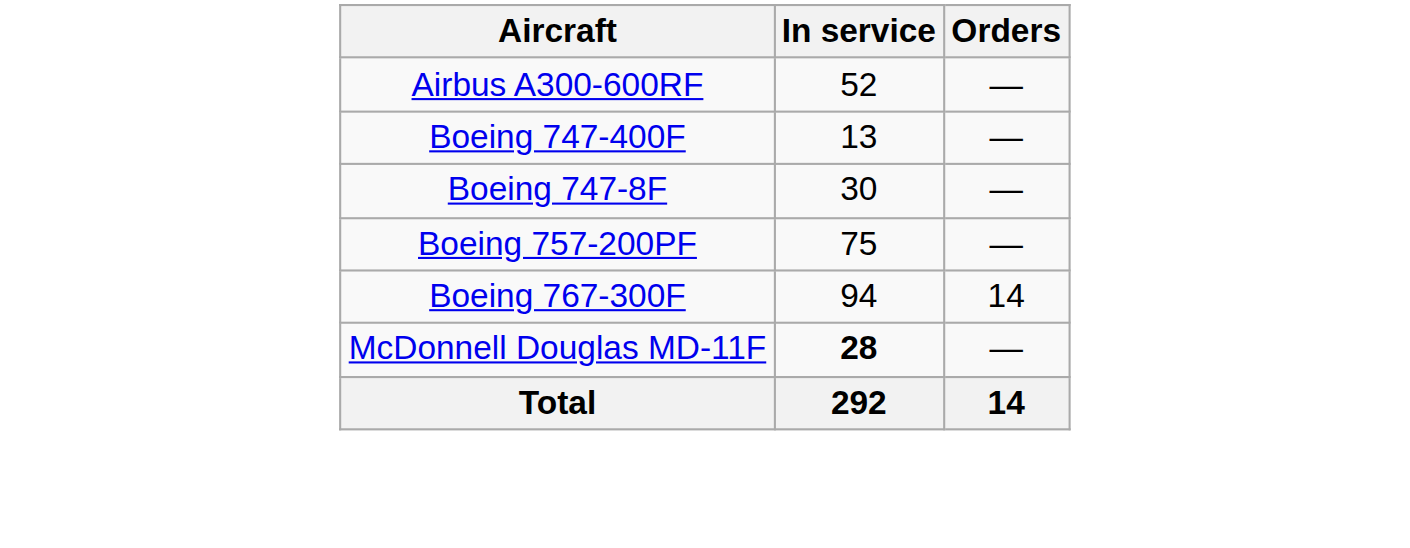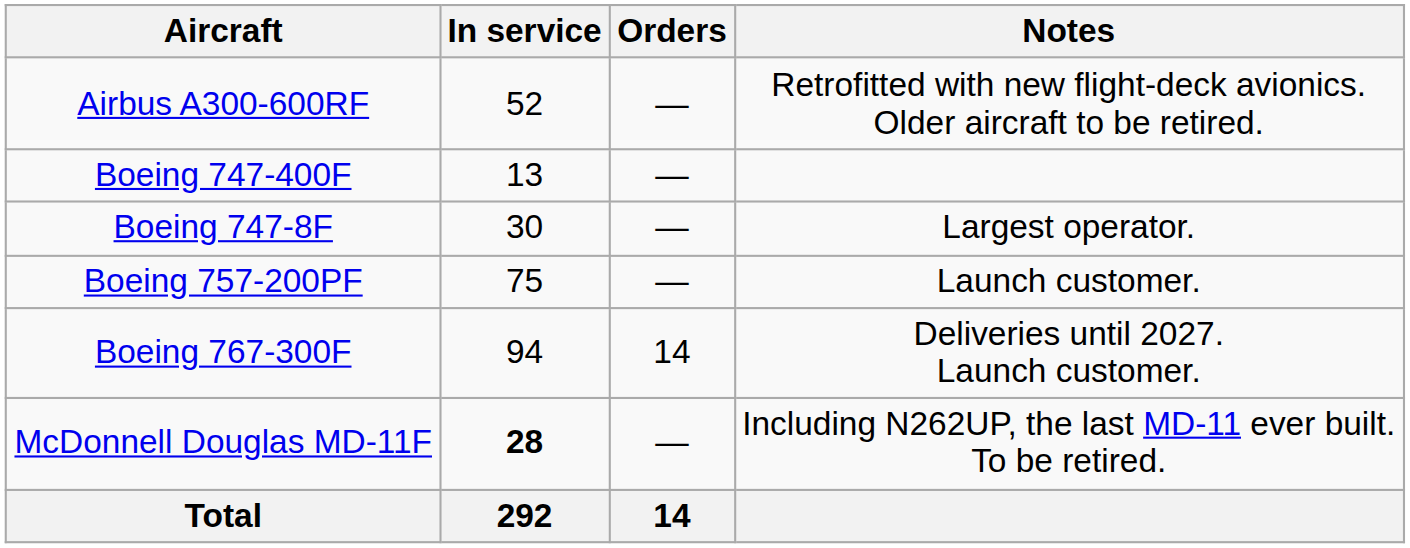+ column: (1069, 31)
